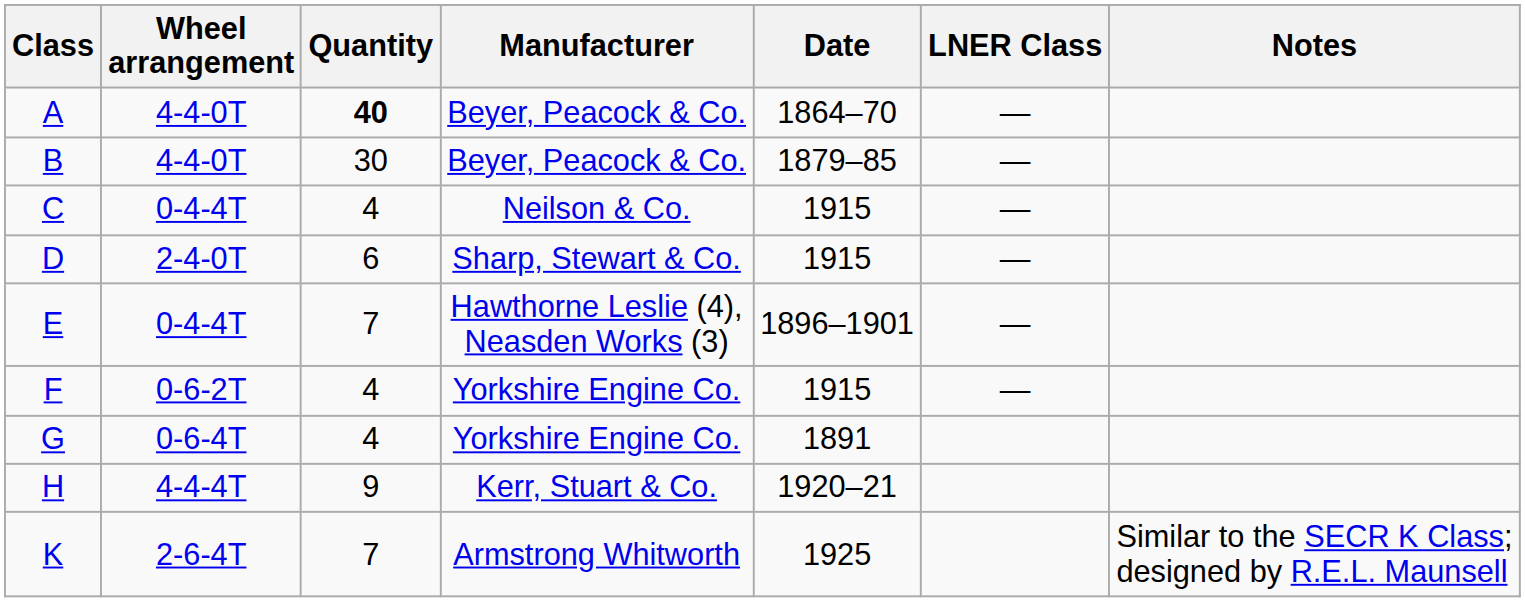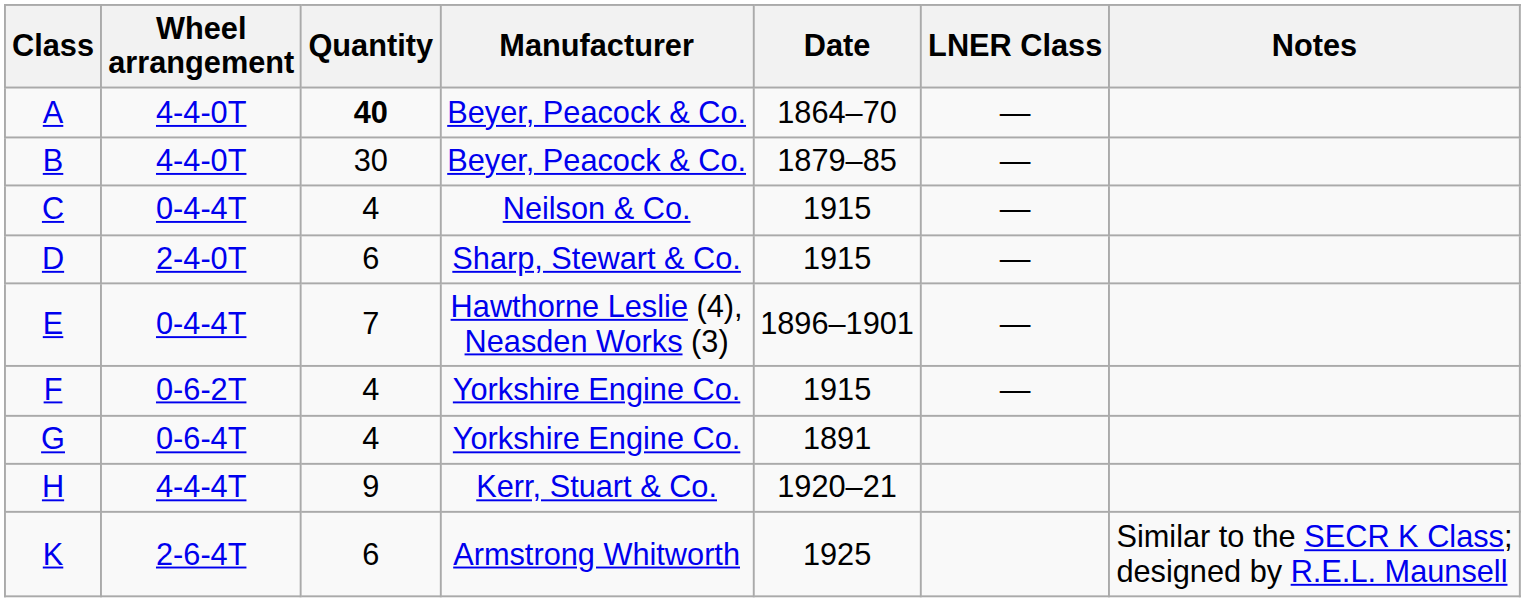(371, 553) 7 -> (371, 553) 6
